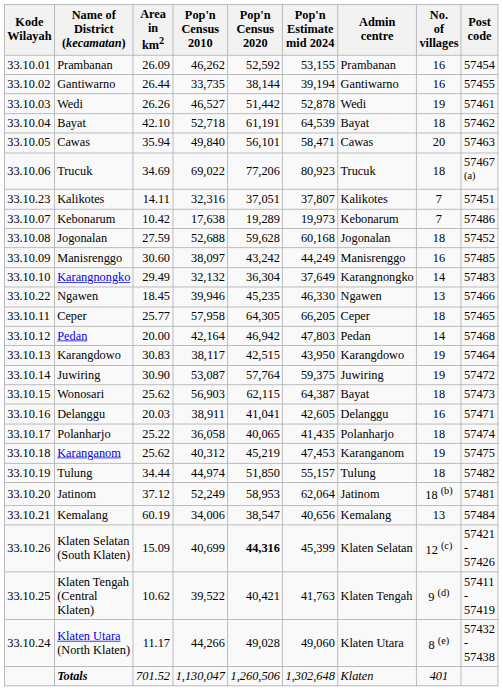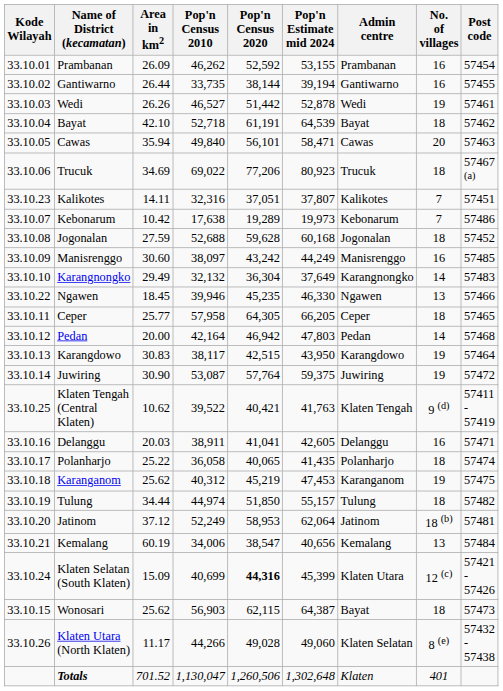rows swapped: (81, 394) <-> (93, 595)
(29, 548) 33.10.26 -> (29, 576) 33.10.24
(377, 548) Klaten Selatan -> (372, 576) Klaten Utara
(29, 643) 33.10.24 -> (29, 643) 33.10.26
(372, 643) Klaten Utara -> (377, 643) Klaten Selatan
